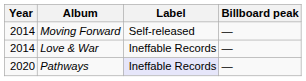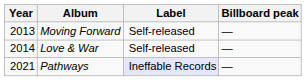(21, 31) 2014 -> (21, 31) 2013
(171, 48) Ineffable Records -> (160, 48) Self-released
(21, 66) 2020 -> (21, 66) 2021
